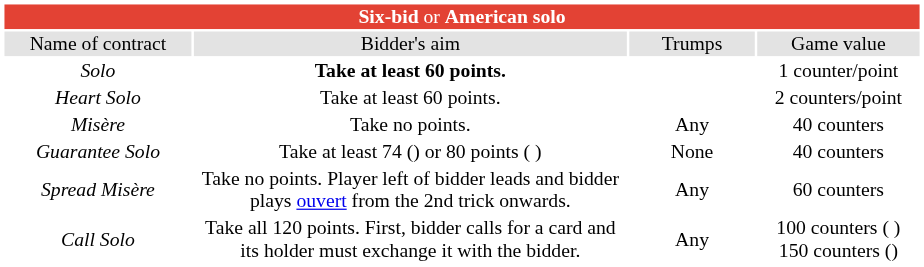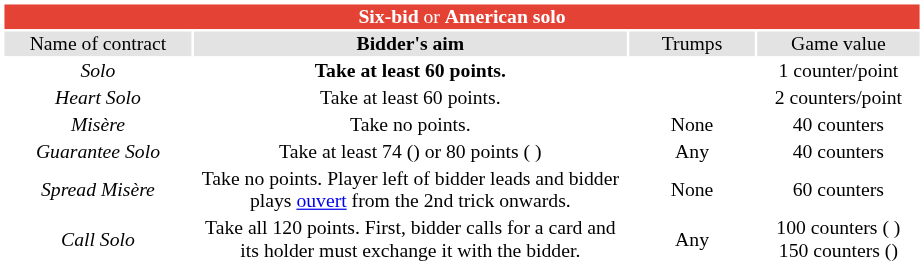(410, 43) normal -> (410, 43) bold
(692, 124) Any -> (692, 124) None
(692, 151) None -> (692, 151) Any
(692, 190) Any -> (692, 190) None
